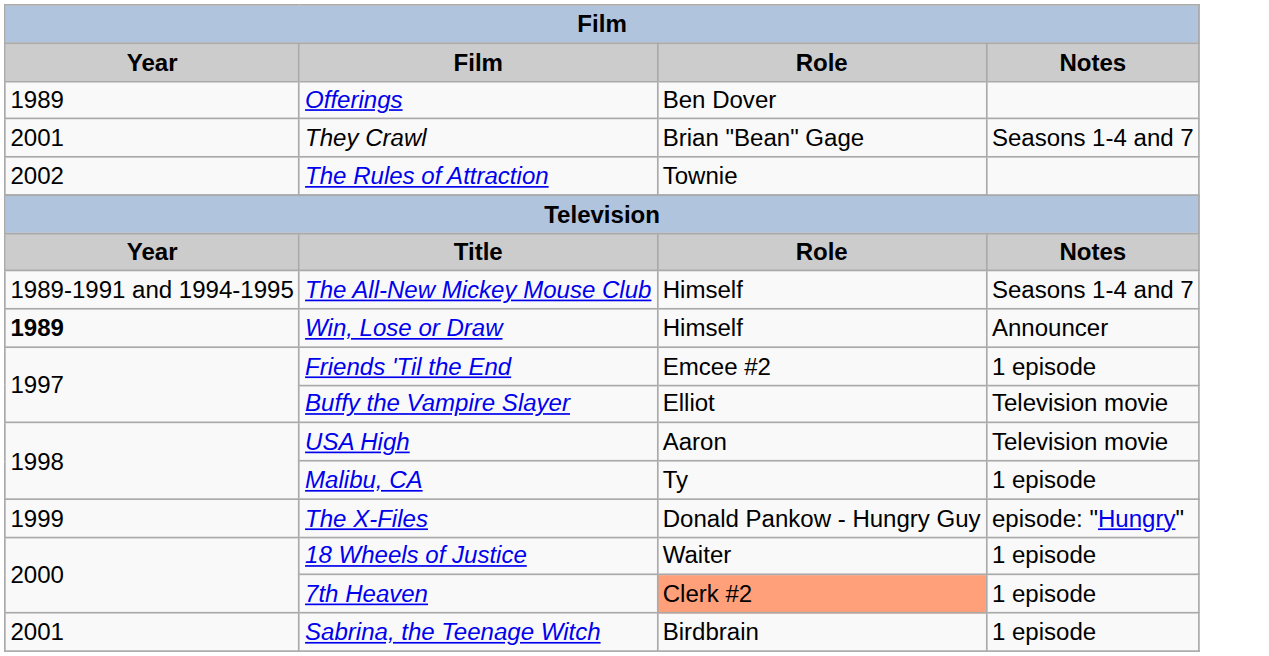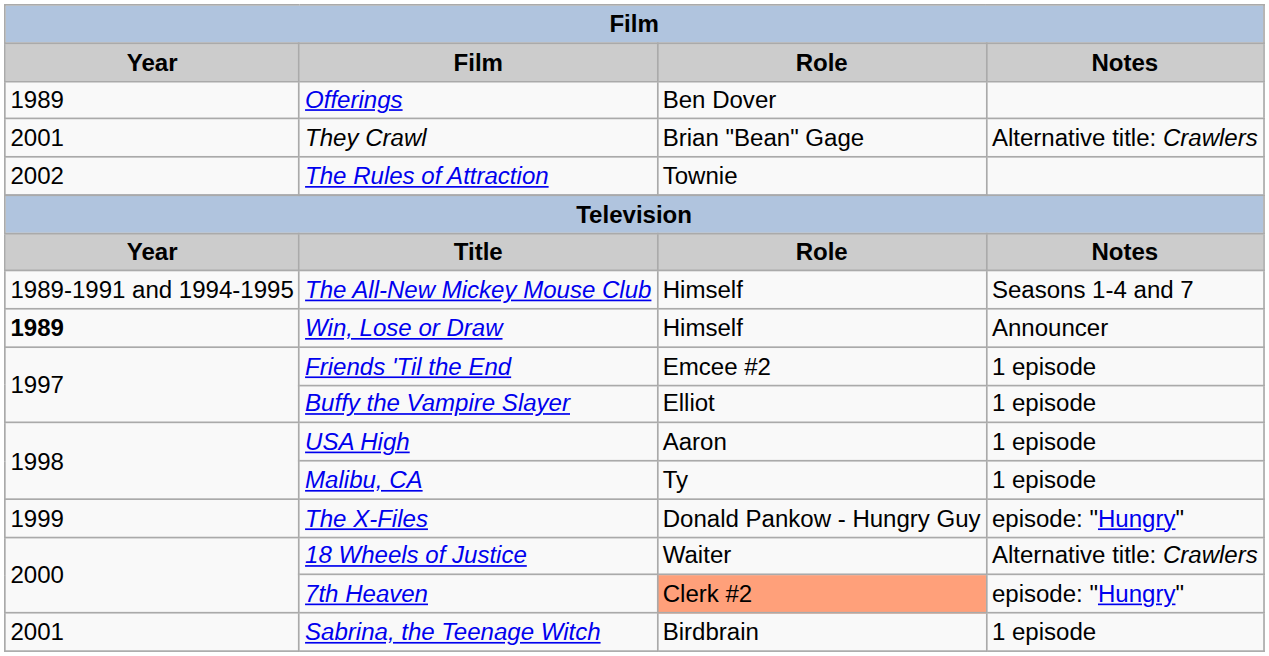(1093, 138) Seasons 1-4 and 7 -> (1125, 138) Alternative title: Crawlers
(1080, 404) Television movie -> (1044, 404) 1 episode
(1080, 442) Television movie -> (1044, 442) 1 episode
(1044, 556) 1 episode -> (1125, 556) Alternative title: Crawlers
(1044, 594) 1 episode -> (1088, 594) episode: "Hungry"
